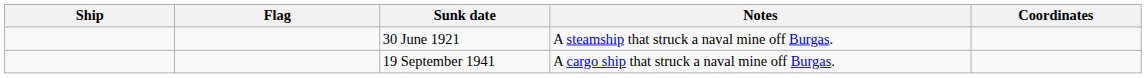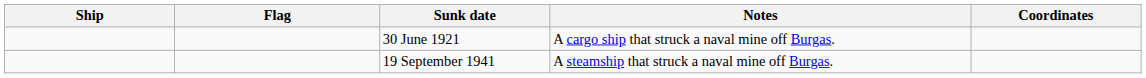(693, 38) A steamship that struck a naval mine off Burgas. -> (694, 38) A cargo ship that struck a naval mine off Burgas.
(694, 61) A cargo ship that struck a naval mine off Burgas. -> (693, 61) A steamship that struck a naval mine off Burgas.
